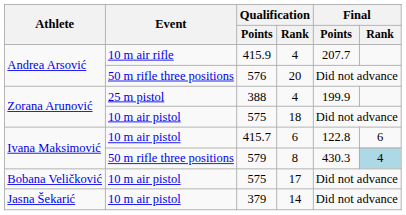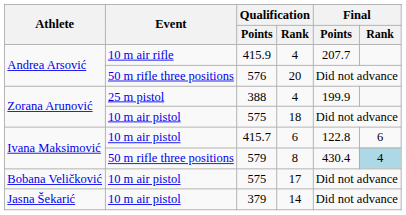(336, 158) 430.3 -> (336, 158) 430.4
